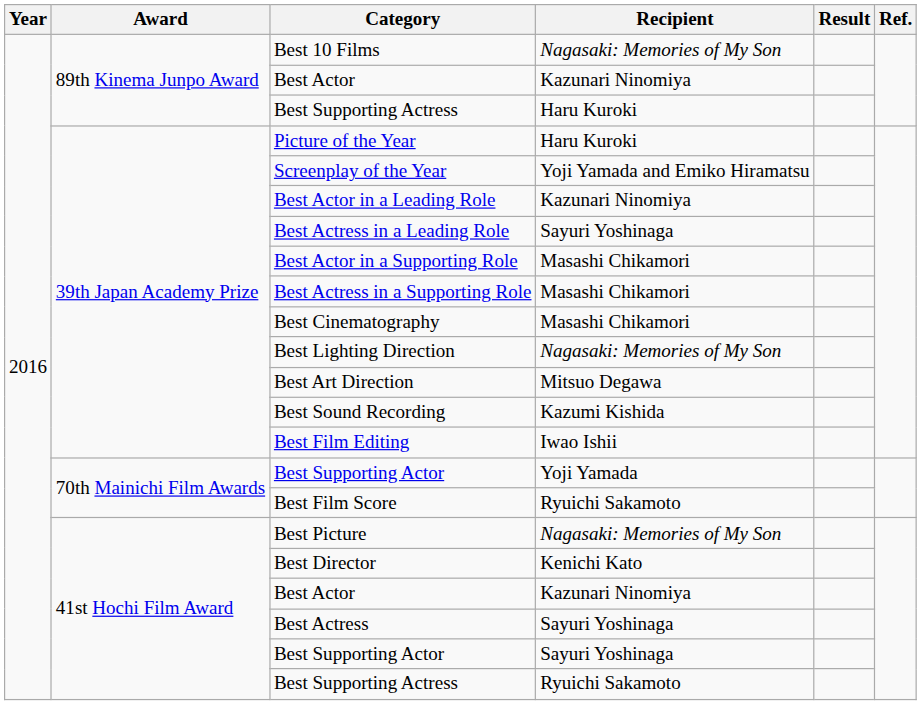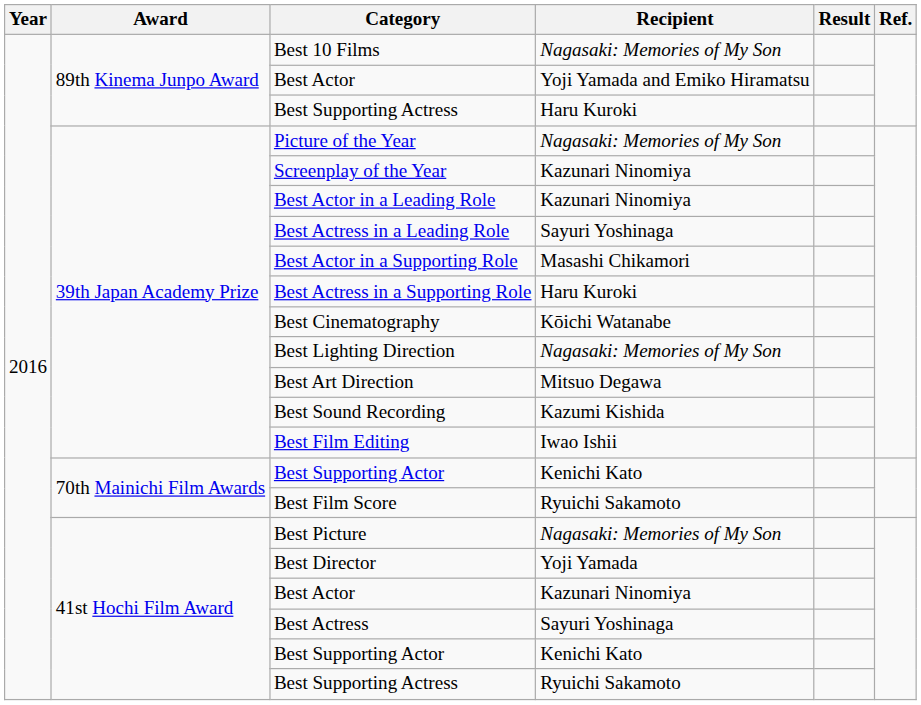(616, 79) Kazunari Ninomiya -> (675, 79) Yoji Yamada and Emiko Hiramatsu
(589, 140) Haru Kuroki -> (661, 140) Nagasaki: Memories of My Son
(675, 170) Yoji Yamada and Emiko Hiramatsu -> (616, 170) Kazunari Ninomiya
(615, 291) Masashi Chikamori -> (589, 291) Haru Kuroki
(615, 321) Masashi Chikamori -> (606, 321) Kōichi Watanabe
(589, 472) Yoji Yamada -> (591, 472) Kenichi Kato
(591, 563) Kenichi Kato -> (589, 563) Yoji Yamada
(607, 653) Sayuri Yoshinaga -> (591, 653) Kenichi Kato
